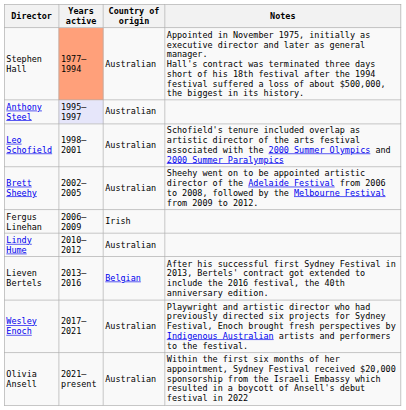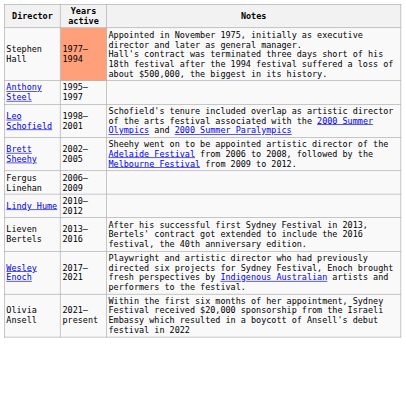- column: (134, 16)
(74, 112) lavender background -> (75, 92) no background
